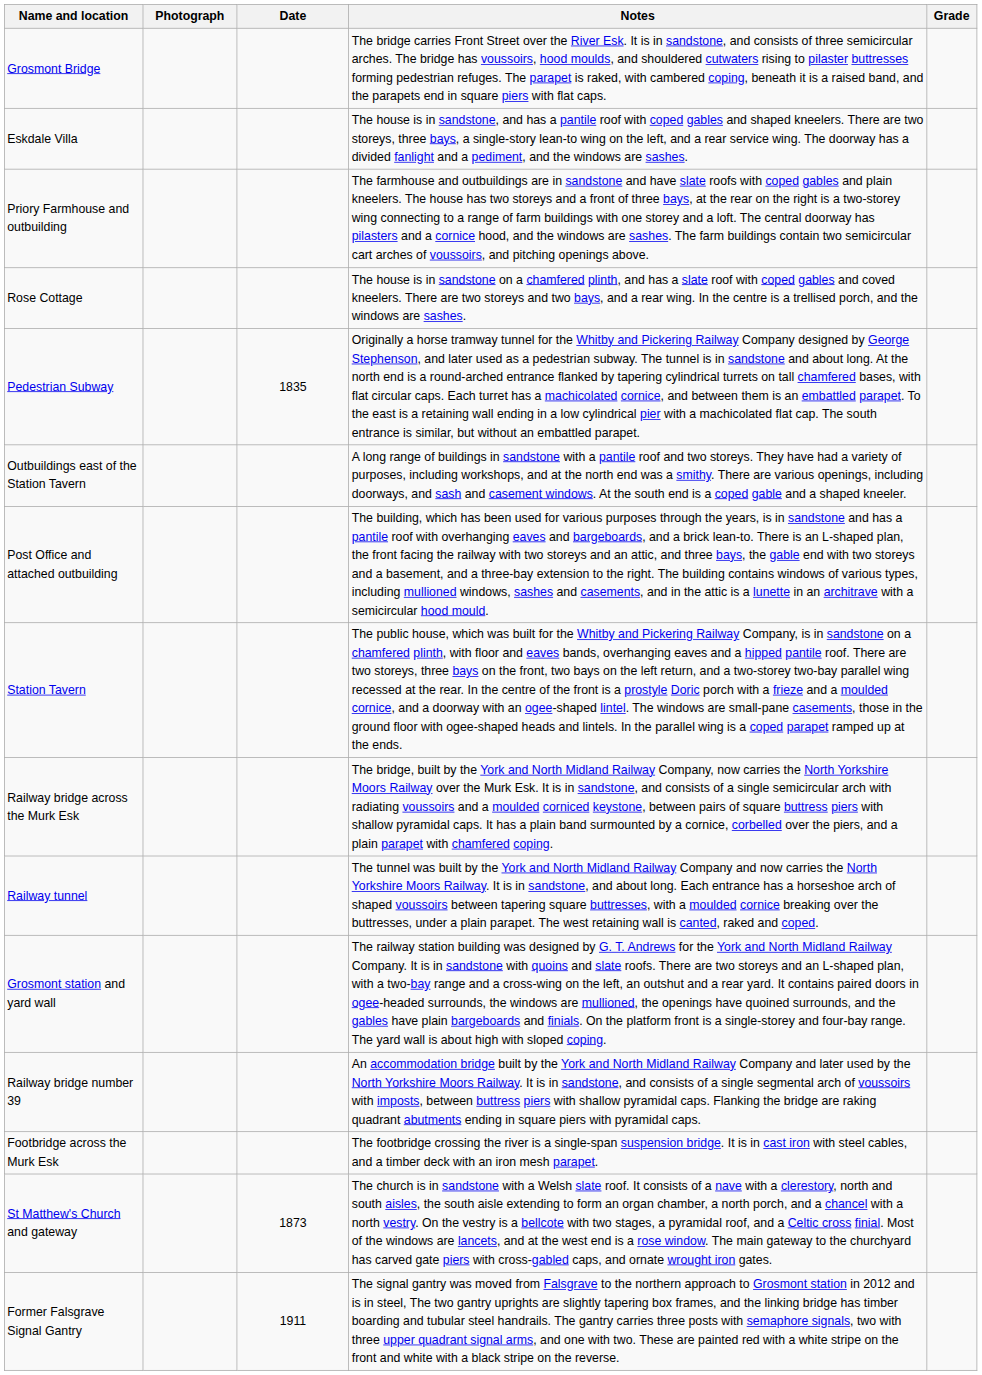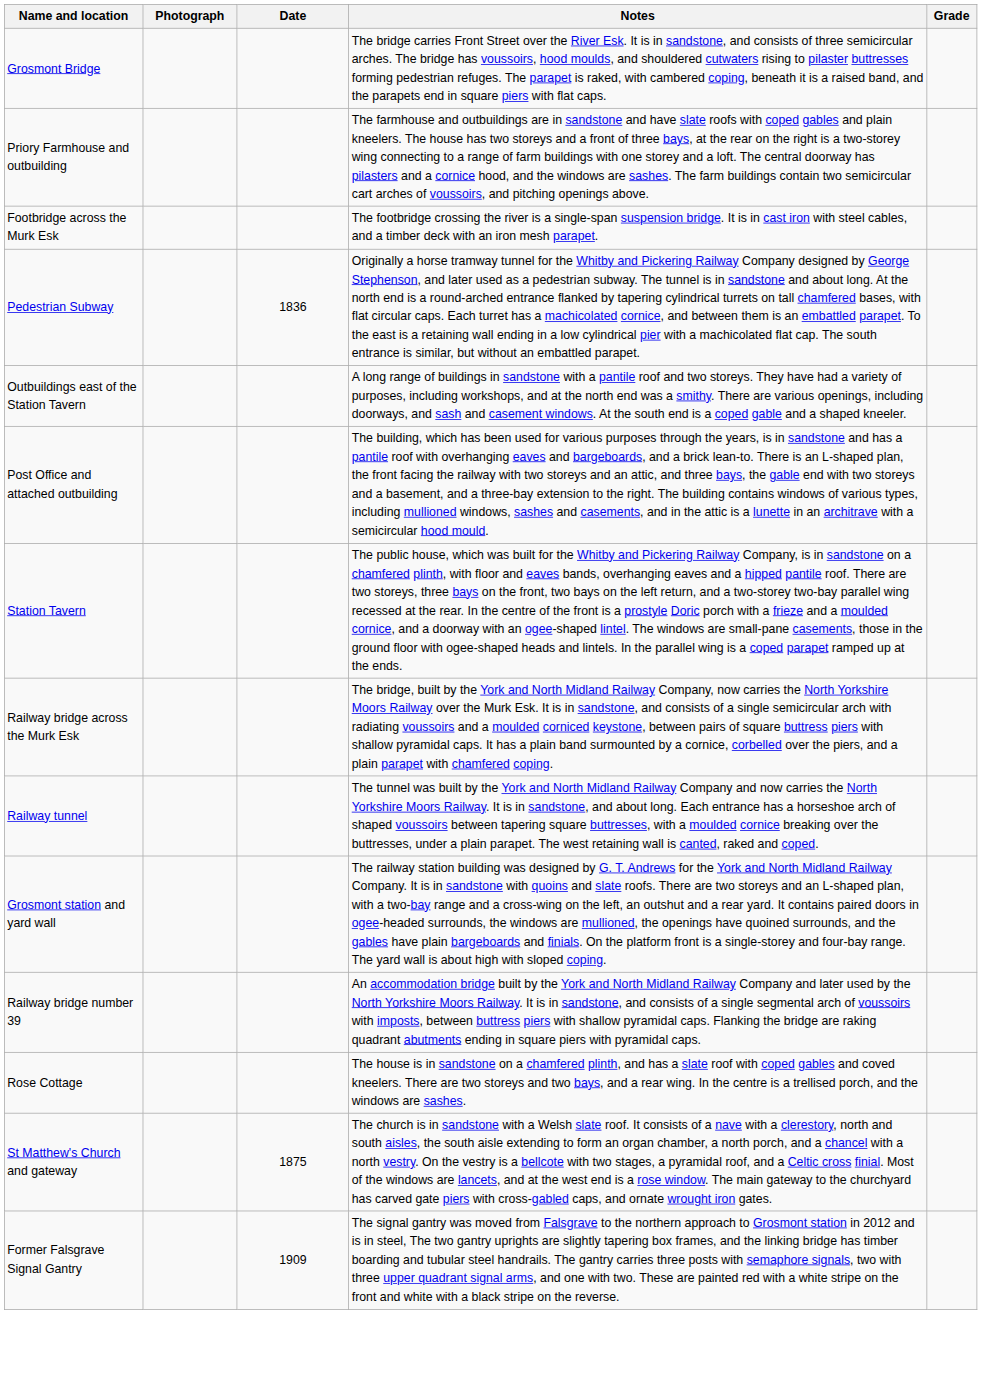- row: (42, 138)
rows swapped: (45, 298) <-> (67, 1153)
(293, 386) 1835 -> (293, 307) 1836
(293, 1223) 1873 -> (293, 1162) 1875
(293, 1321) 1911 -> (293, 1260) 1909
